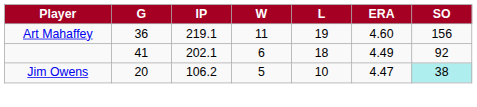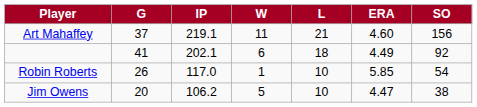(141, 33) 36 -> (141, 33) 37
(321, 33) 19 -> (321, 33) 21
+ row: (58, 72)
(442, 72) paleturquoise background -> (442, 92) no background
